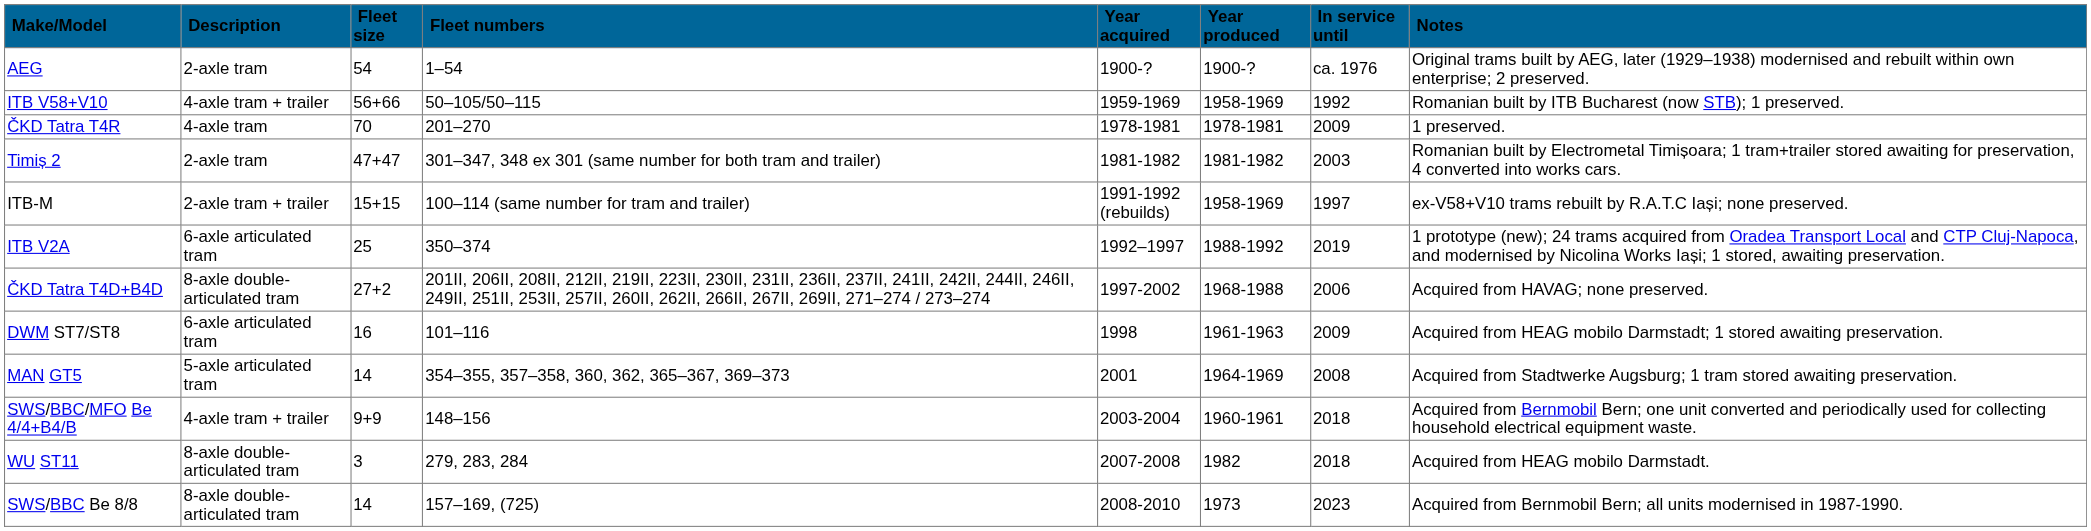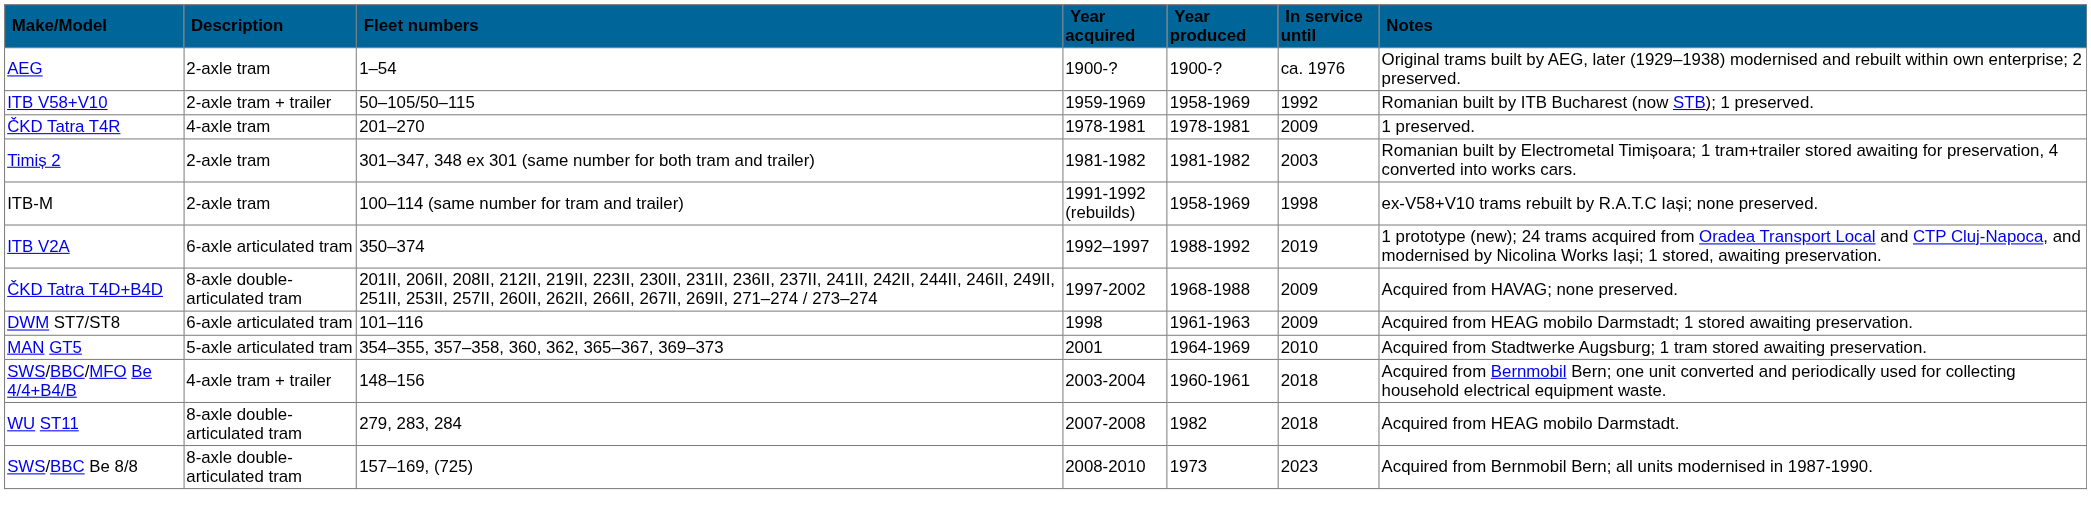- column: (375, 26)
(256, 102) 4-axle tram + trailer -> (259, 102) 2-axle tram + trailer
(256, 203) 2-axle tram + trailer -> (228, 203) 2-axle tram
(1332, 203) 1997 -> (1299, 203) 1998
(1332, 289) 2006 -> (1299, 289) 2009
(1332, 375) 2008 -> (1299, 347) 2010
